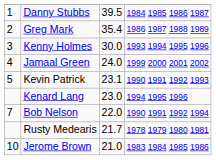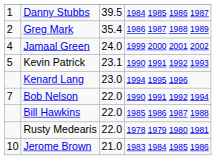- row: (58, 46)
+ row: (52, 113)
(112, 130) 21.7 -> (112, 130) 22.0
